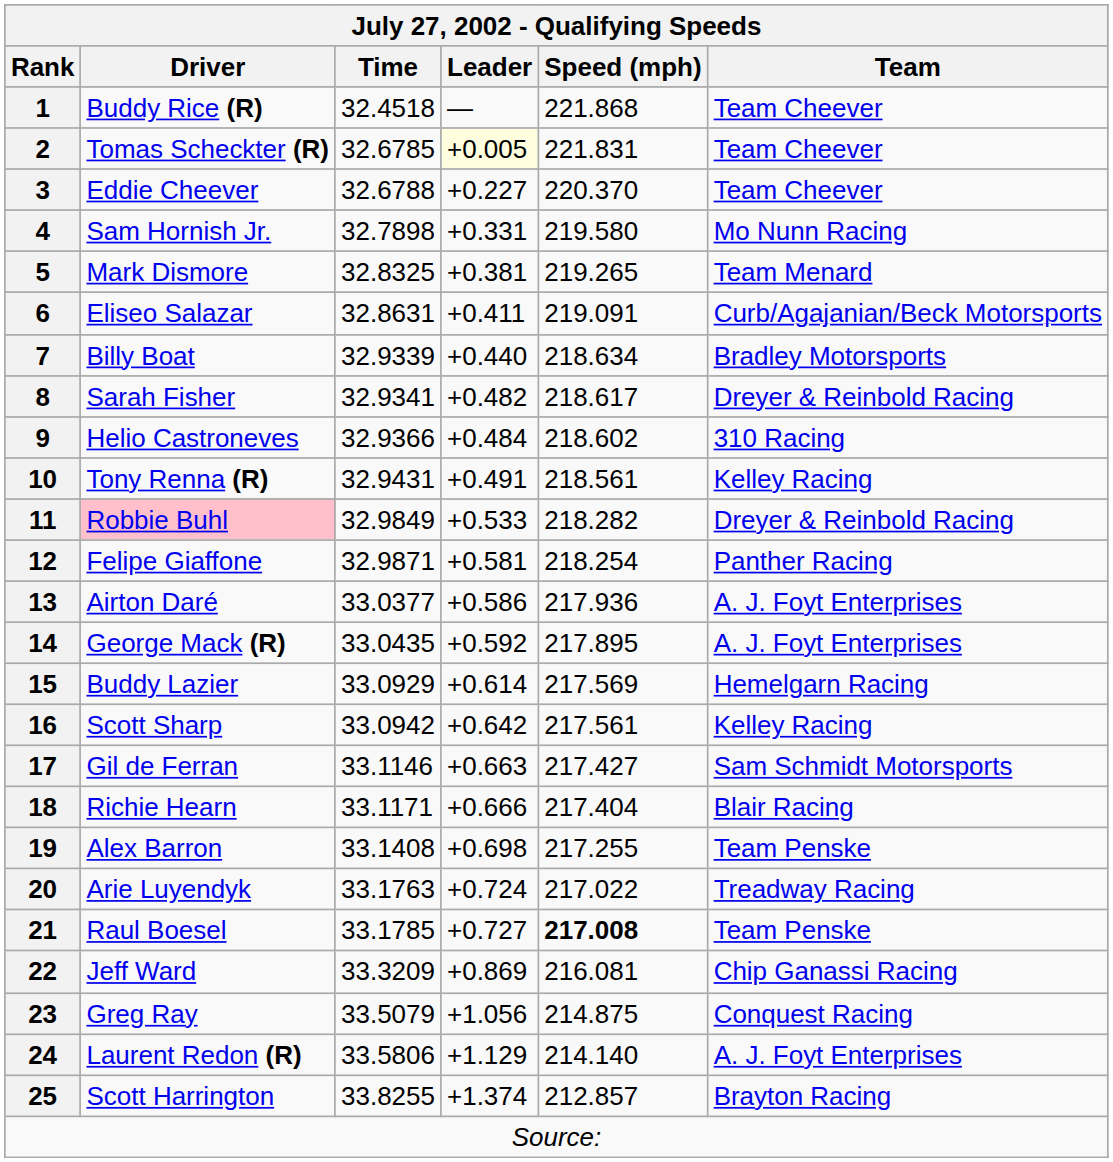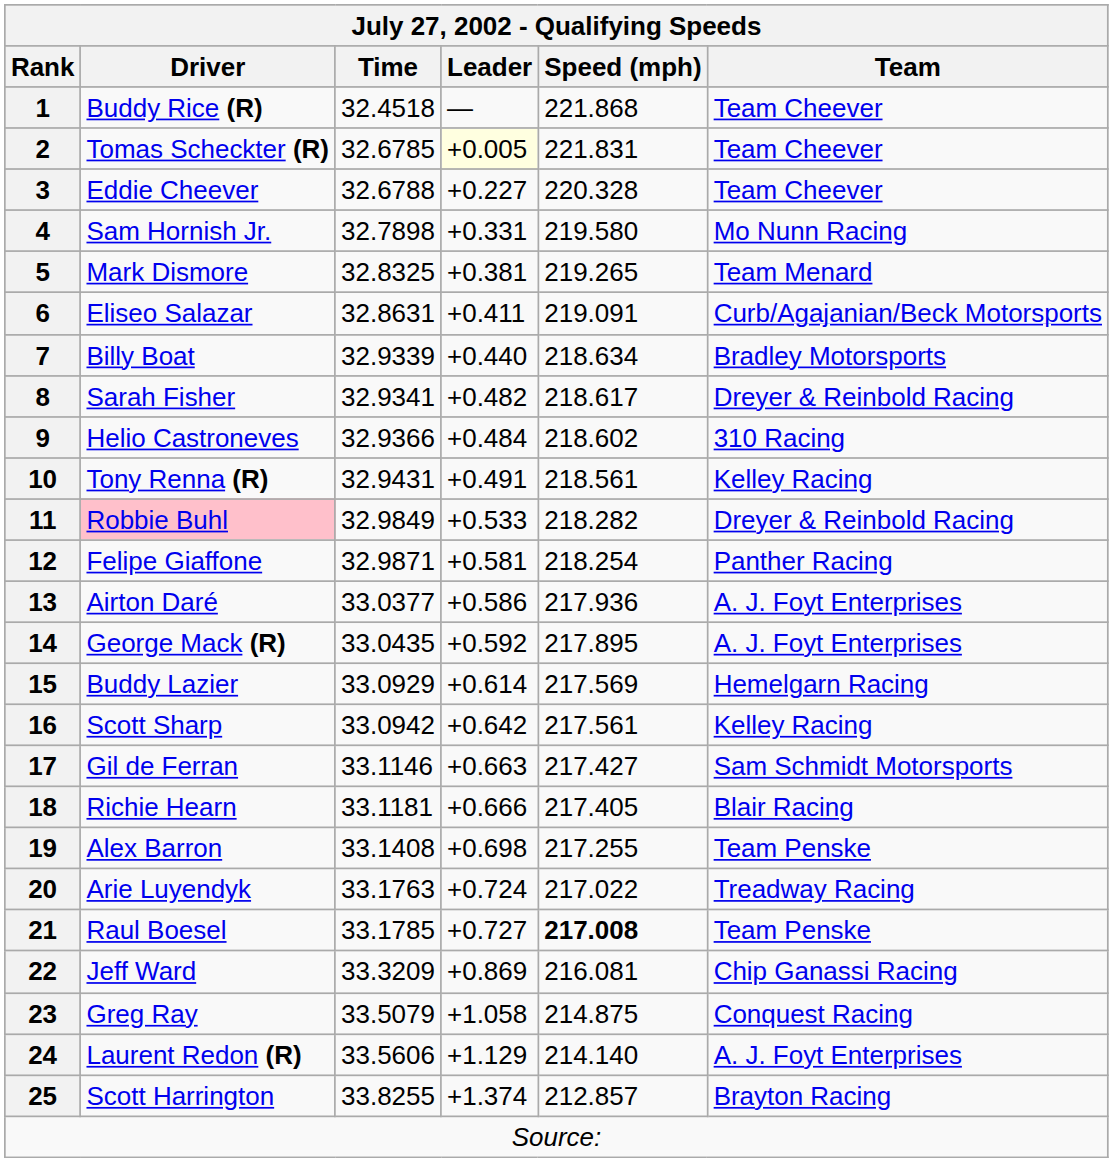(591, 190) 220.370 -> (591, 190) 220.328
(387, 807) 33.1171 -> (387, 807) 33.1181
(591, 807) 217.404 -> (591, 807) 217.405
(487, 1013) +1.056 -> (487, 1013) +1.058
(388, 1054) 33.5806 -> (388, 1054) 33.5606
